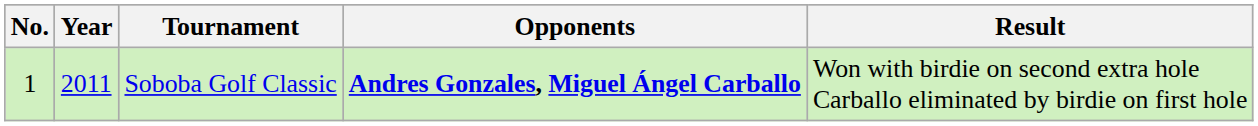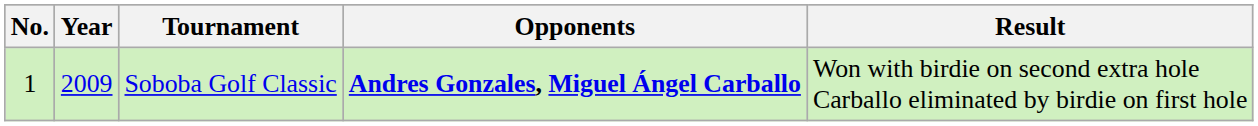(86, 83) 2011 -> (87, 83) 2009
